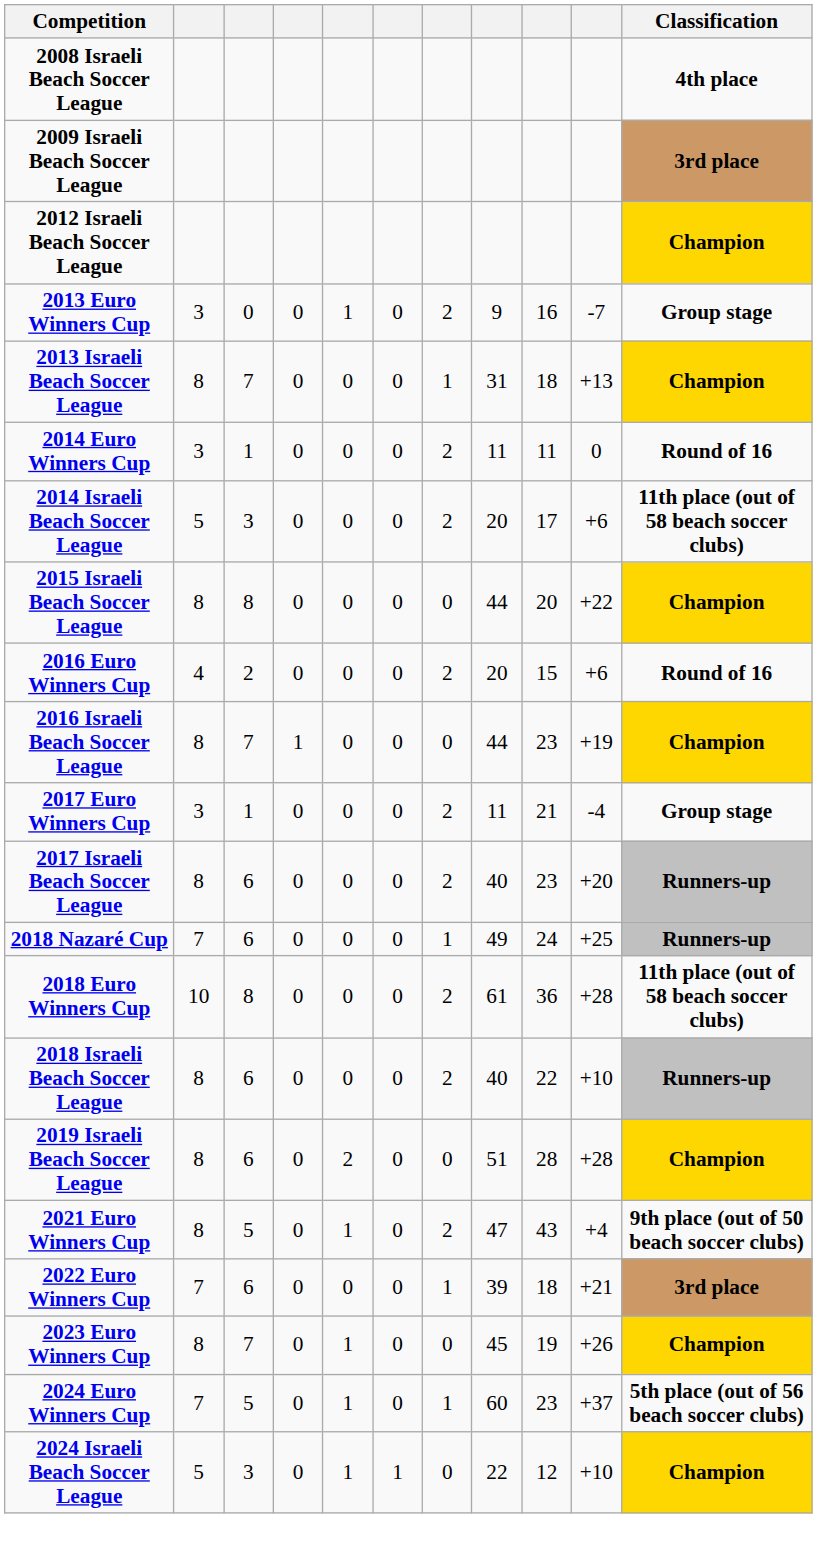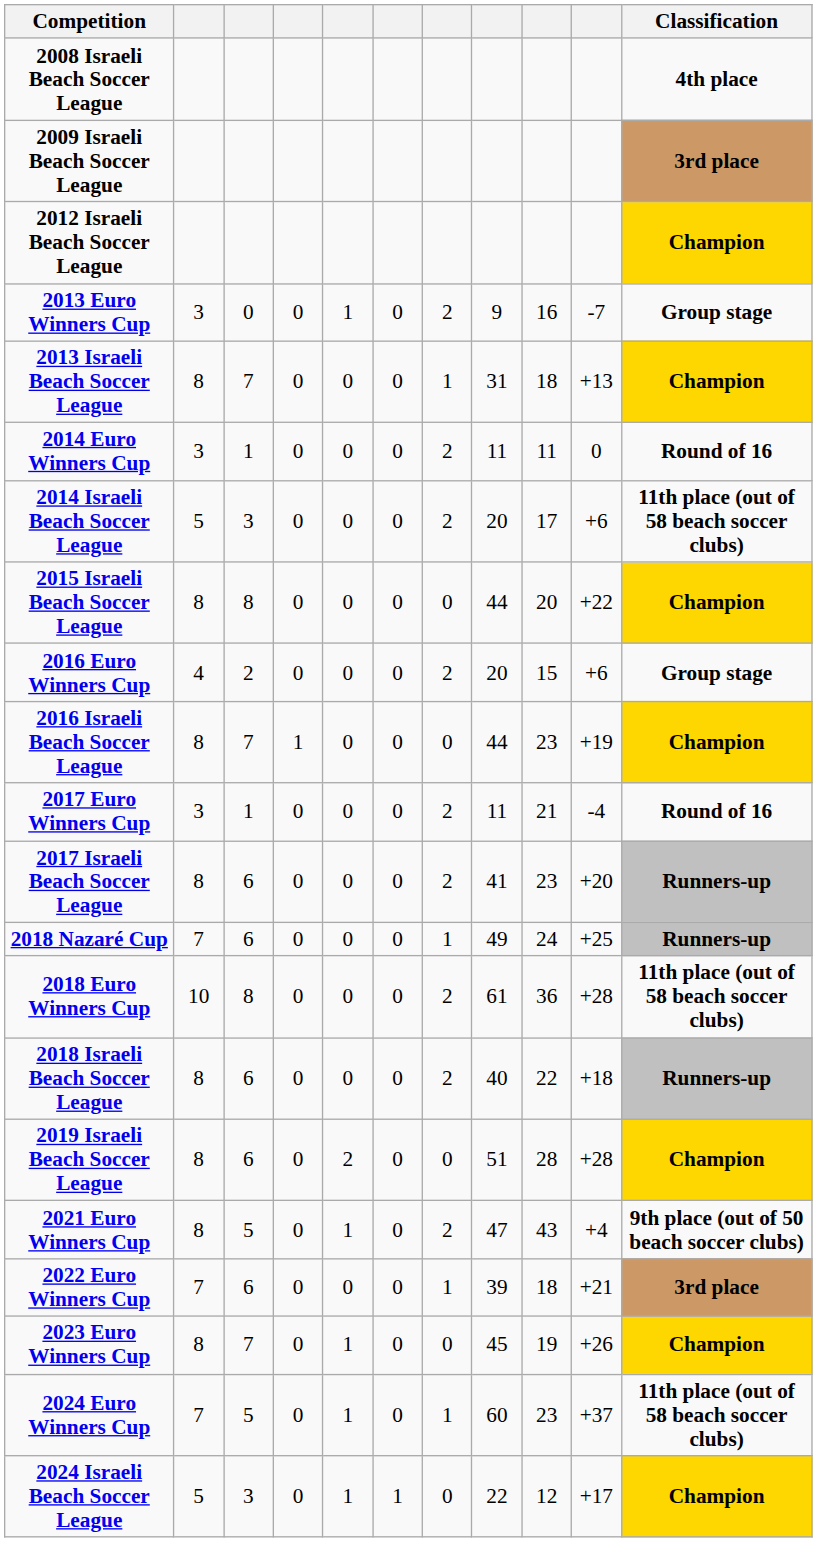(717, 672) Round of 16 -> (717, 672) Group stage
(717, 811) Group stage -> (717, 811) Round of 16
(497, 881) 40 -> (497, 881) 41
(596, 1078) +10 -> (596, 1078) +18
(717, 1402) 5th place (out of 56 beach soccer clubs) -> (717, 1414) 11th place (out of 58 beach soccer clubs)
(596, 1472) +10 -> (596, 1496) +17
